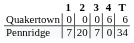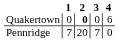- column: (122, 7)
(85, 19) normal -> (85, 19) bold
